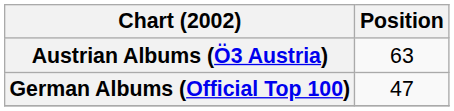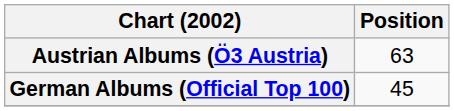(402, 88) 47 -> (402, 88) 45
